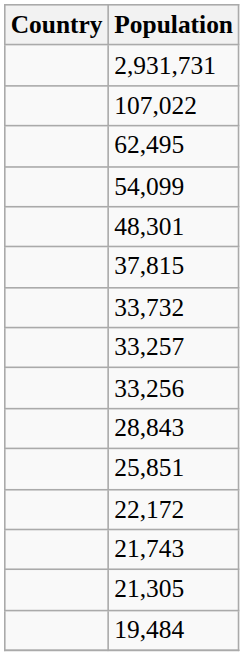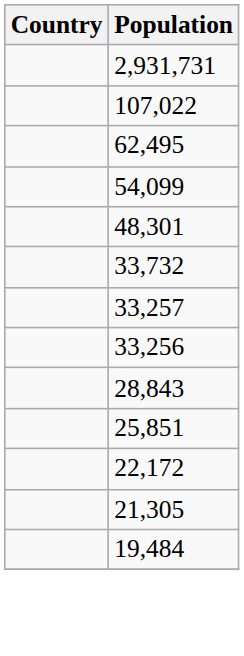- row: (149, 266)
- row: (149, 549)
